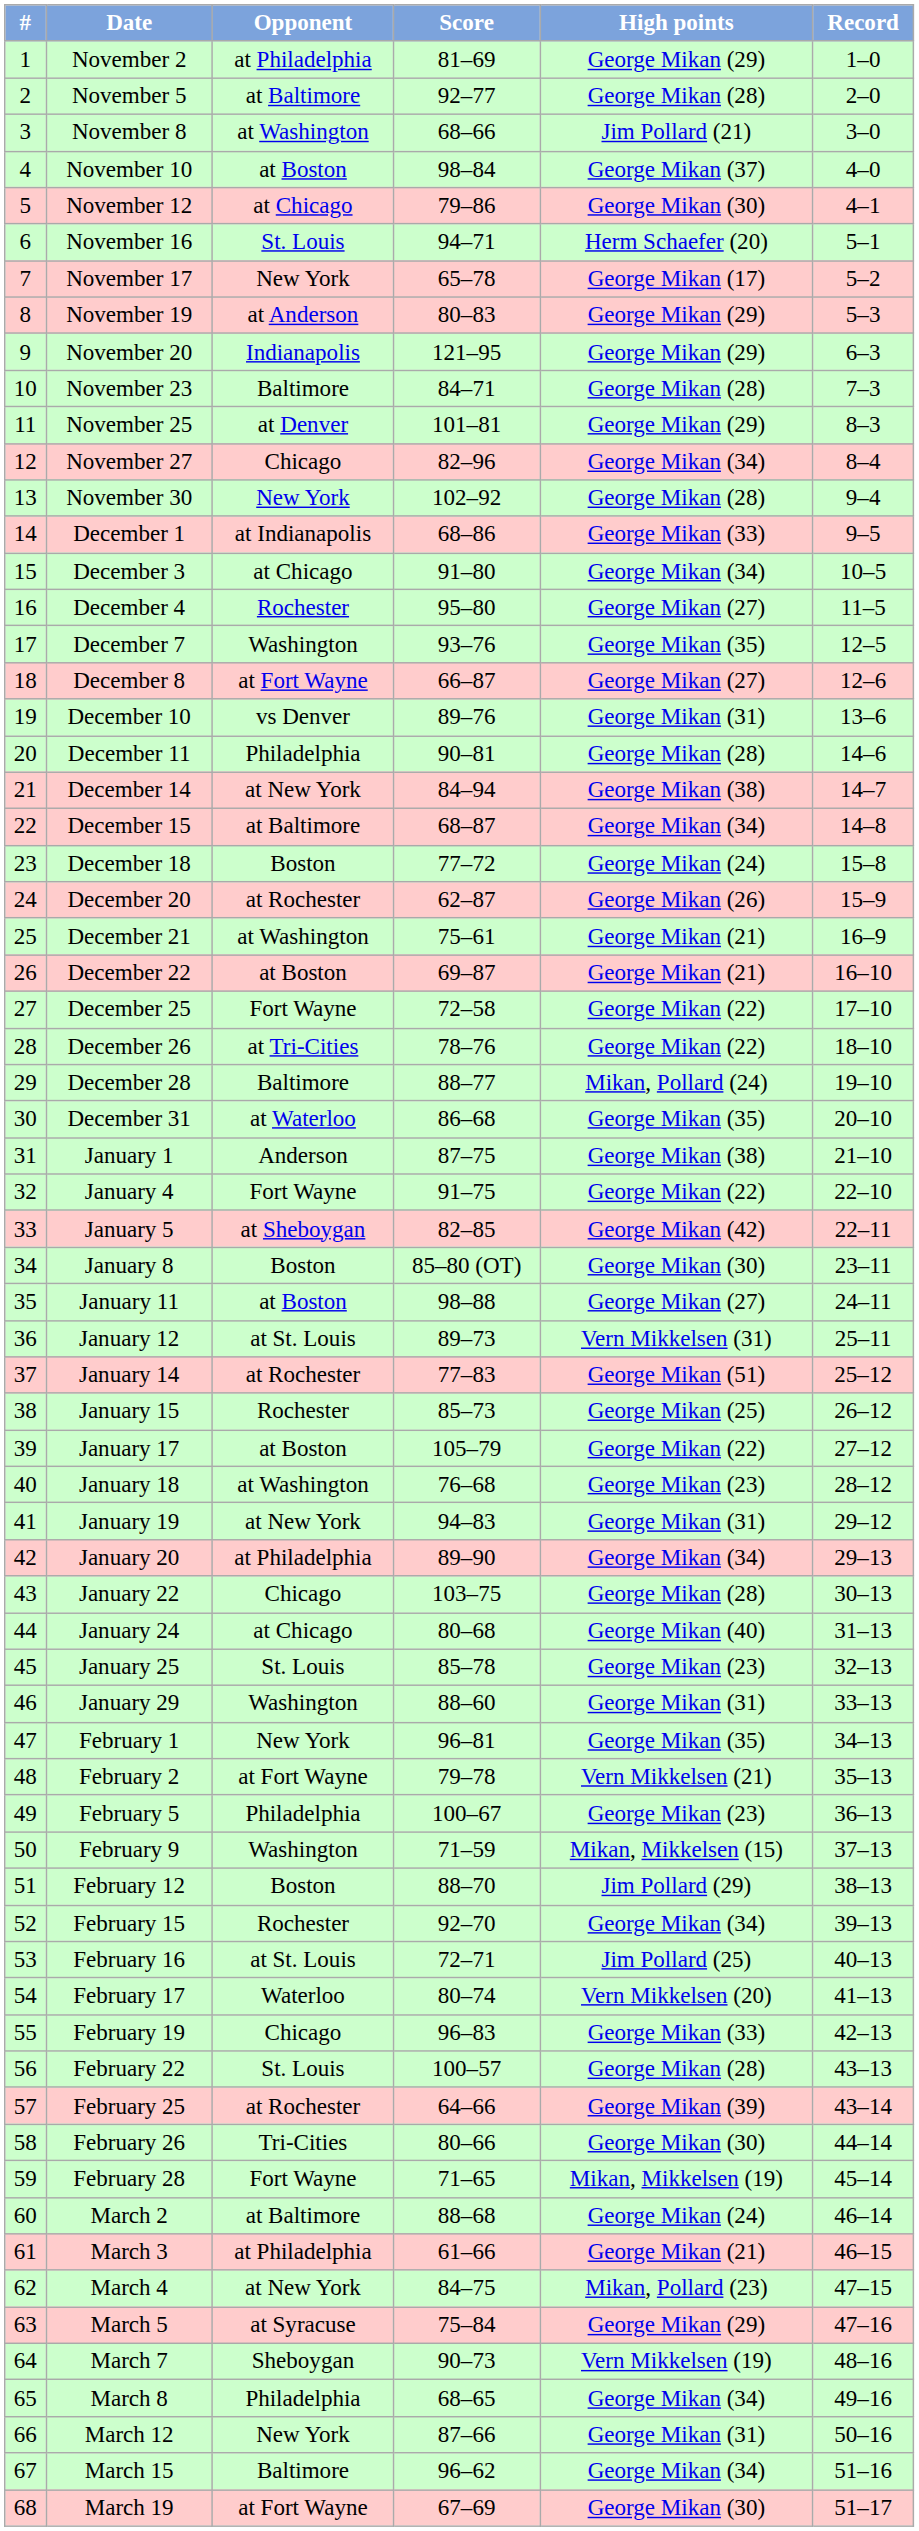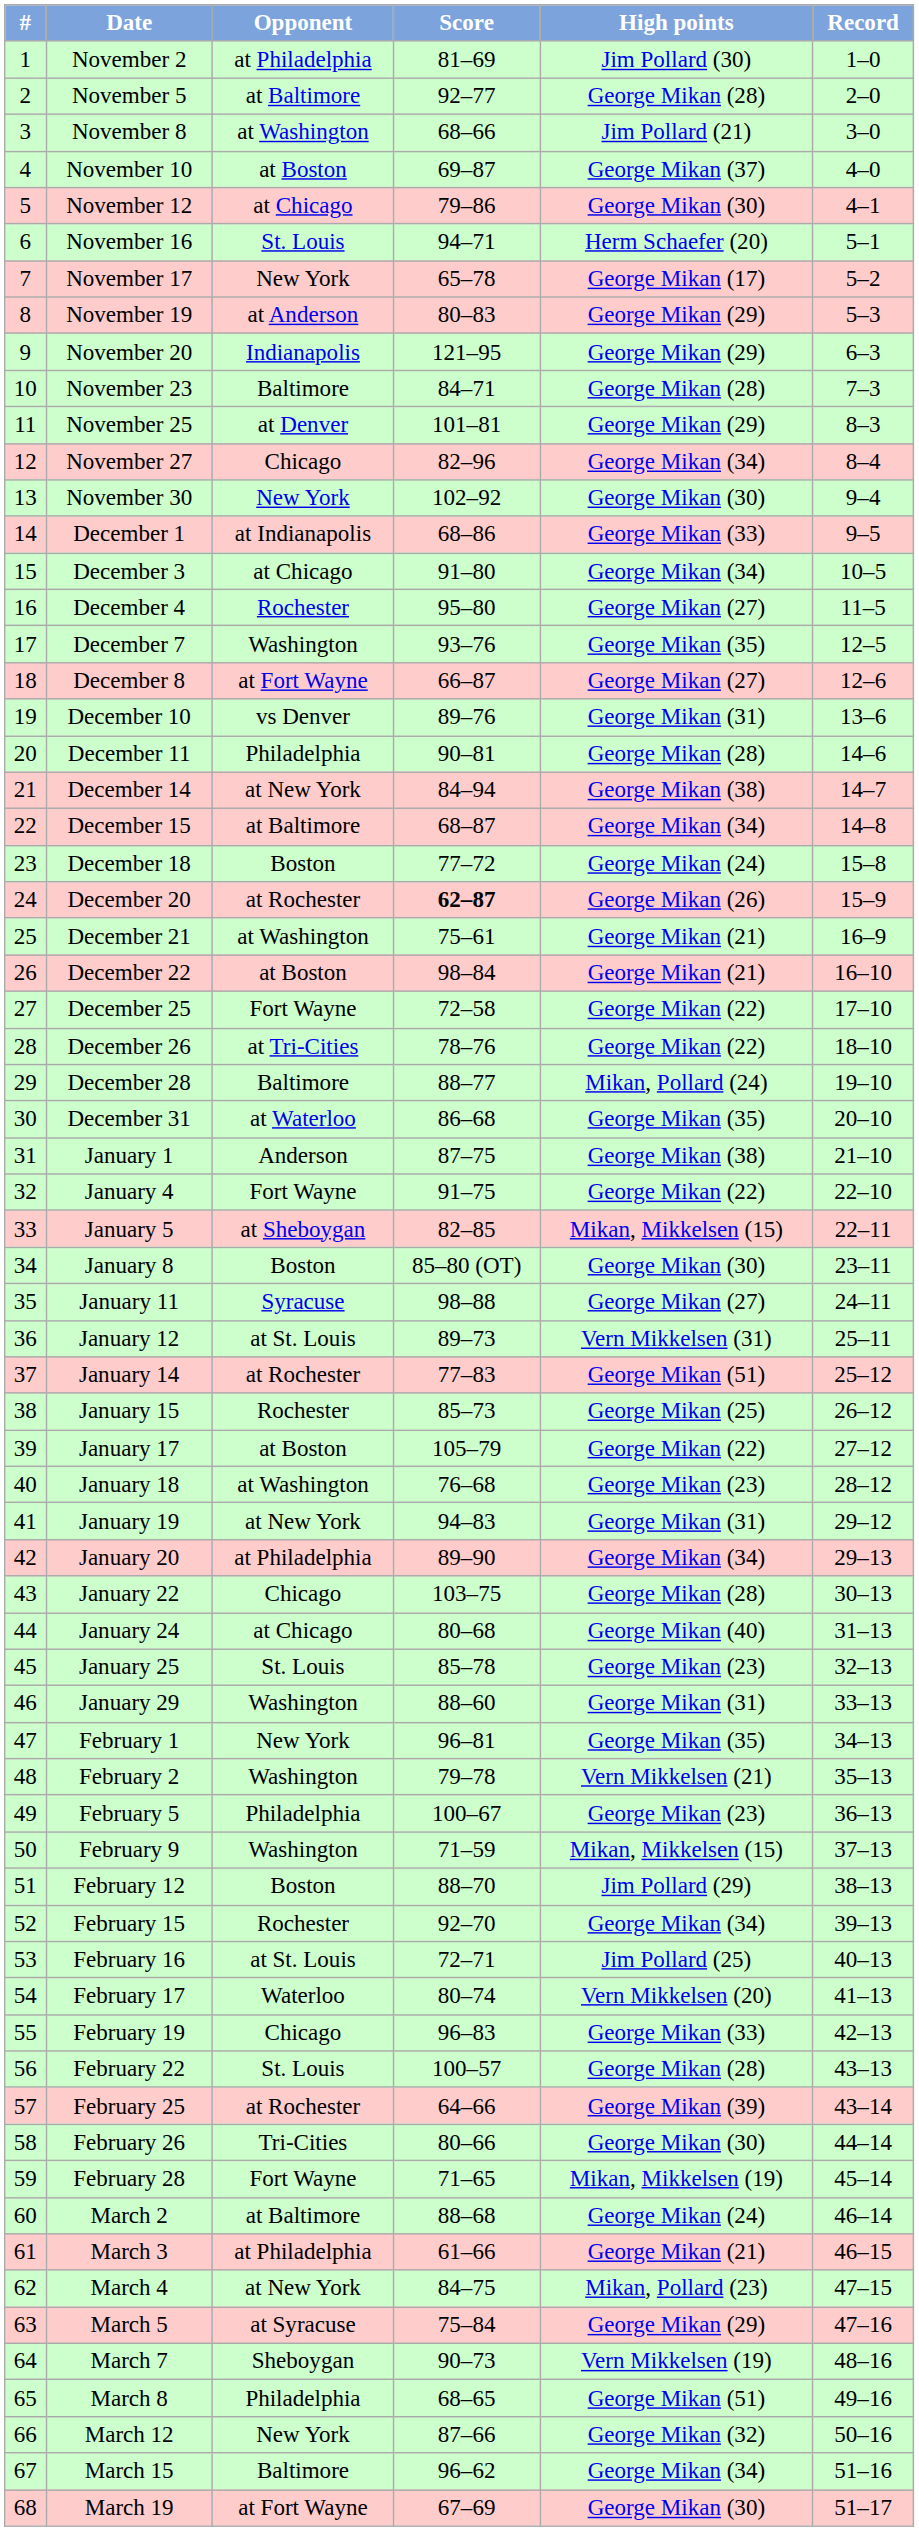(676, 59) George Mikan (29) -> (676, 59) Jim Pollard (30)
(467, 168) 98–84 -> (467, 168) 69–87
(676, 497) George Mikan (28) -> (676, 497) George Mikan (30)
(467, 899) normal -> (467, 899) bold
(467, 972) 69–87 -> (467, 972) 98–84
(676, 1228) George Mikan (42) -> (676, 1228) Mikan, Mikkelsen (15)
(303, 1301) at Boston -> (303, 1301) Syracuse
(303, 1776) at Fort Wayne -> (303, 1776) Washington
(676, 2397) George Mikan (34) -> (676, 2397) George Mikan (51)
(676, 2434) George Mikan (31) -> (676, 2434) George Mikan (32)
